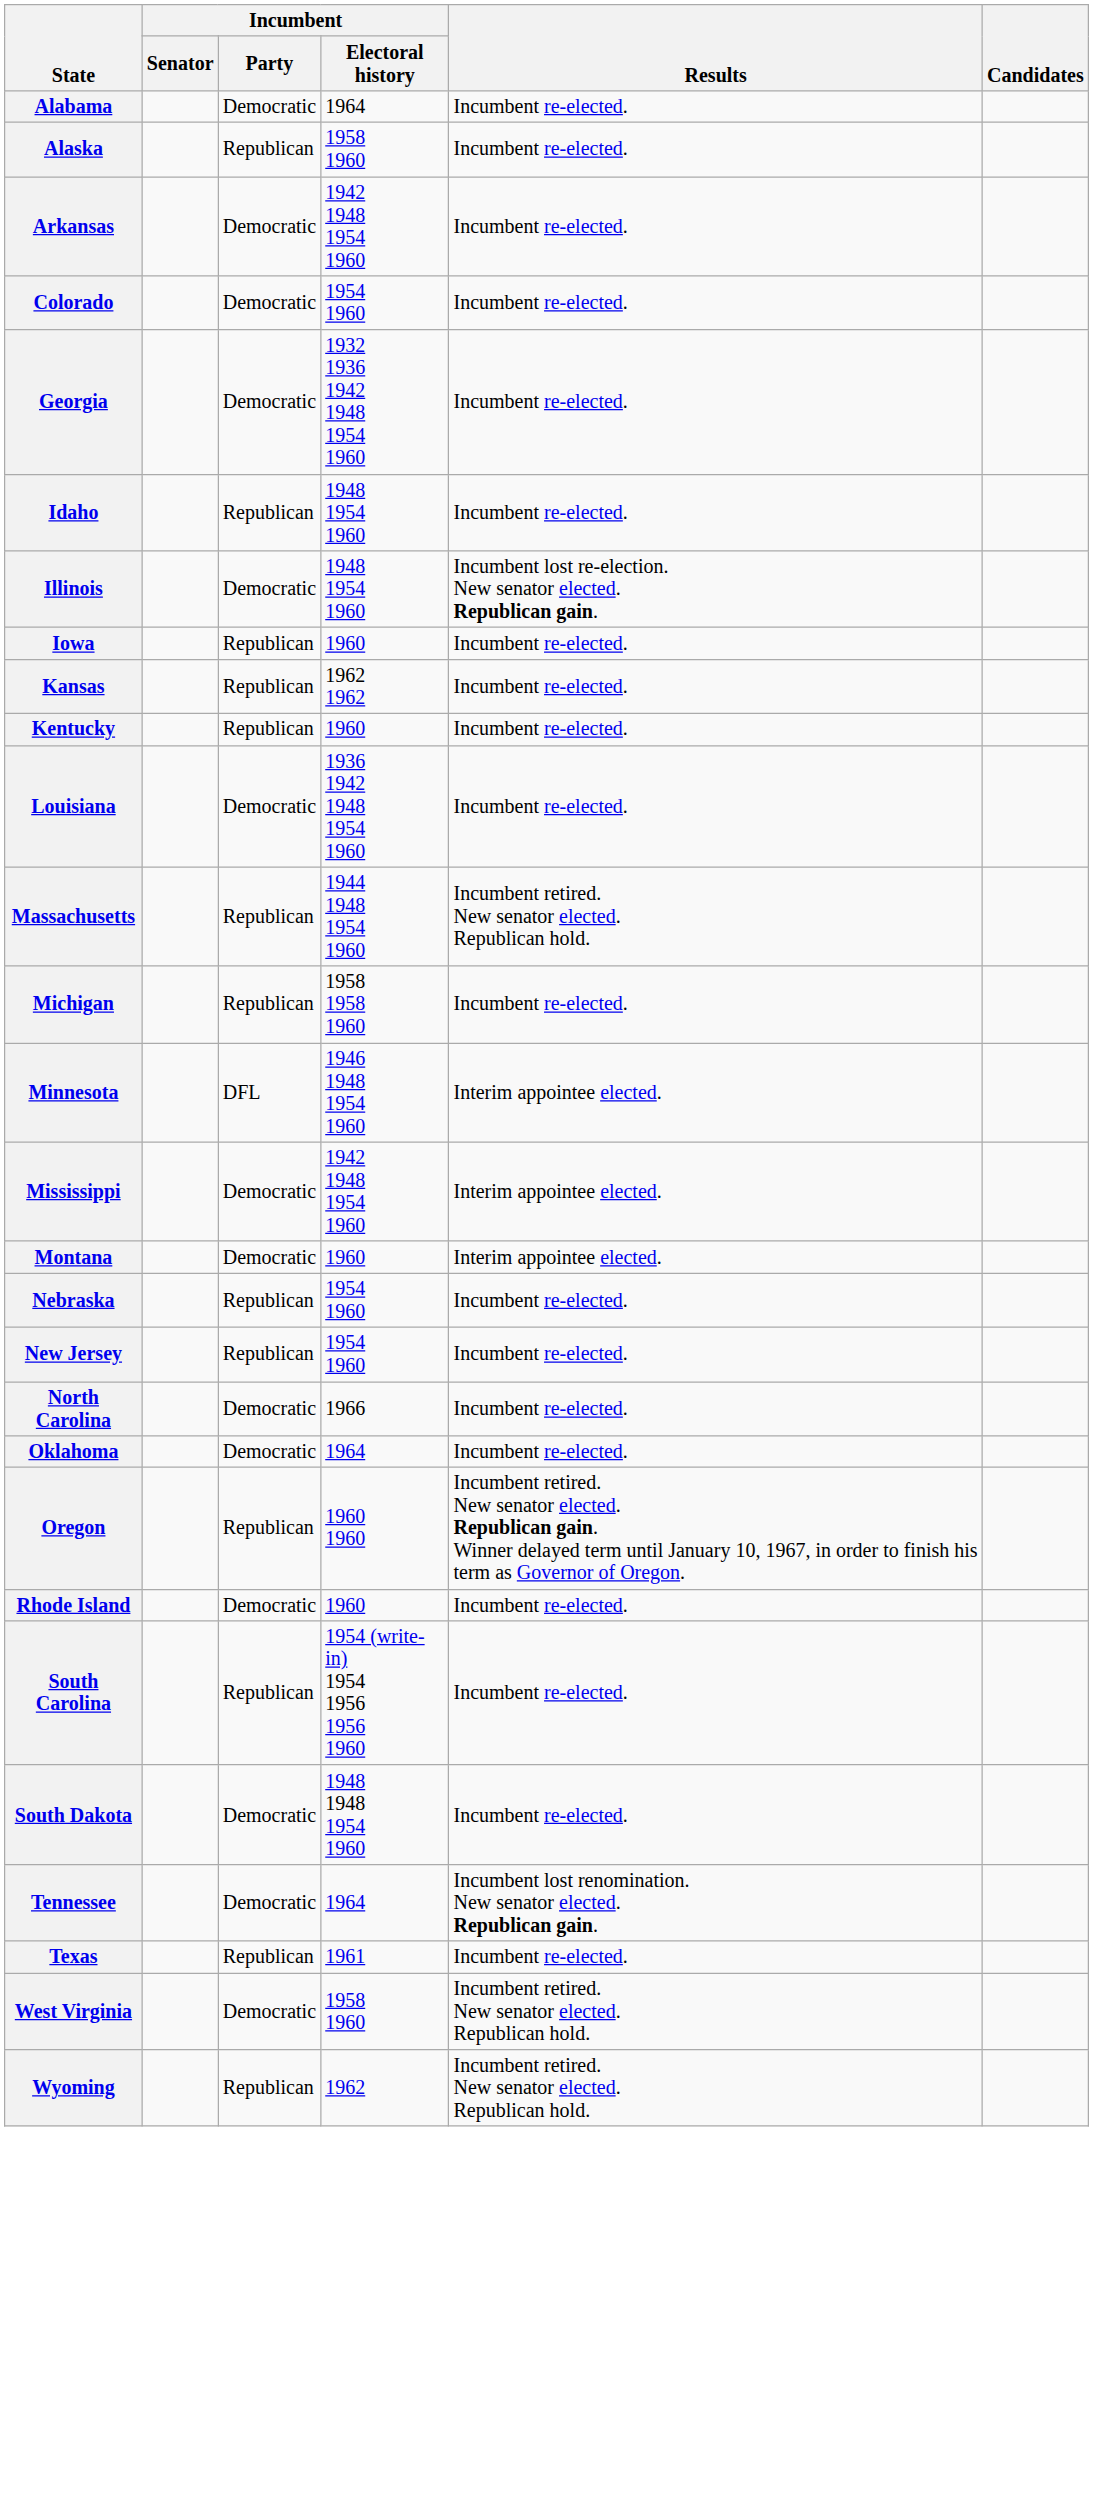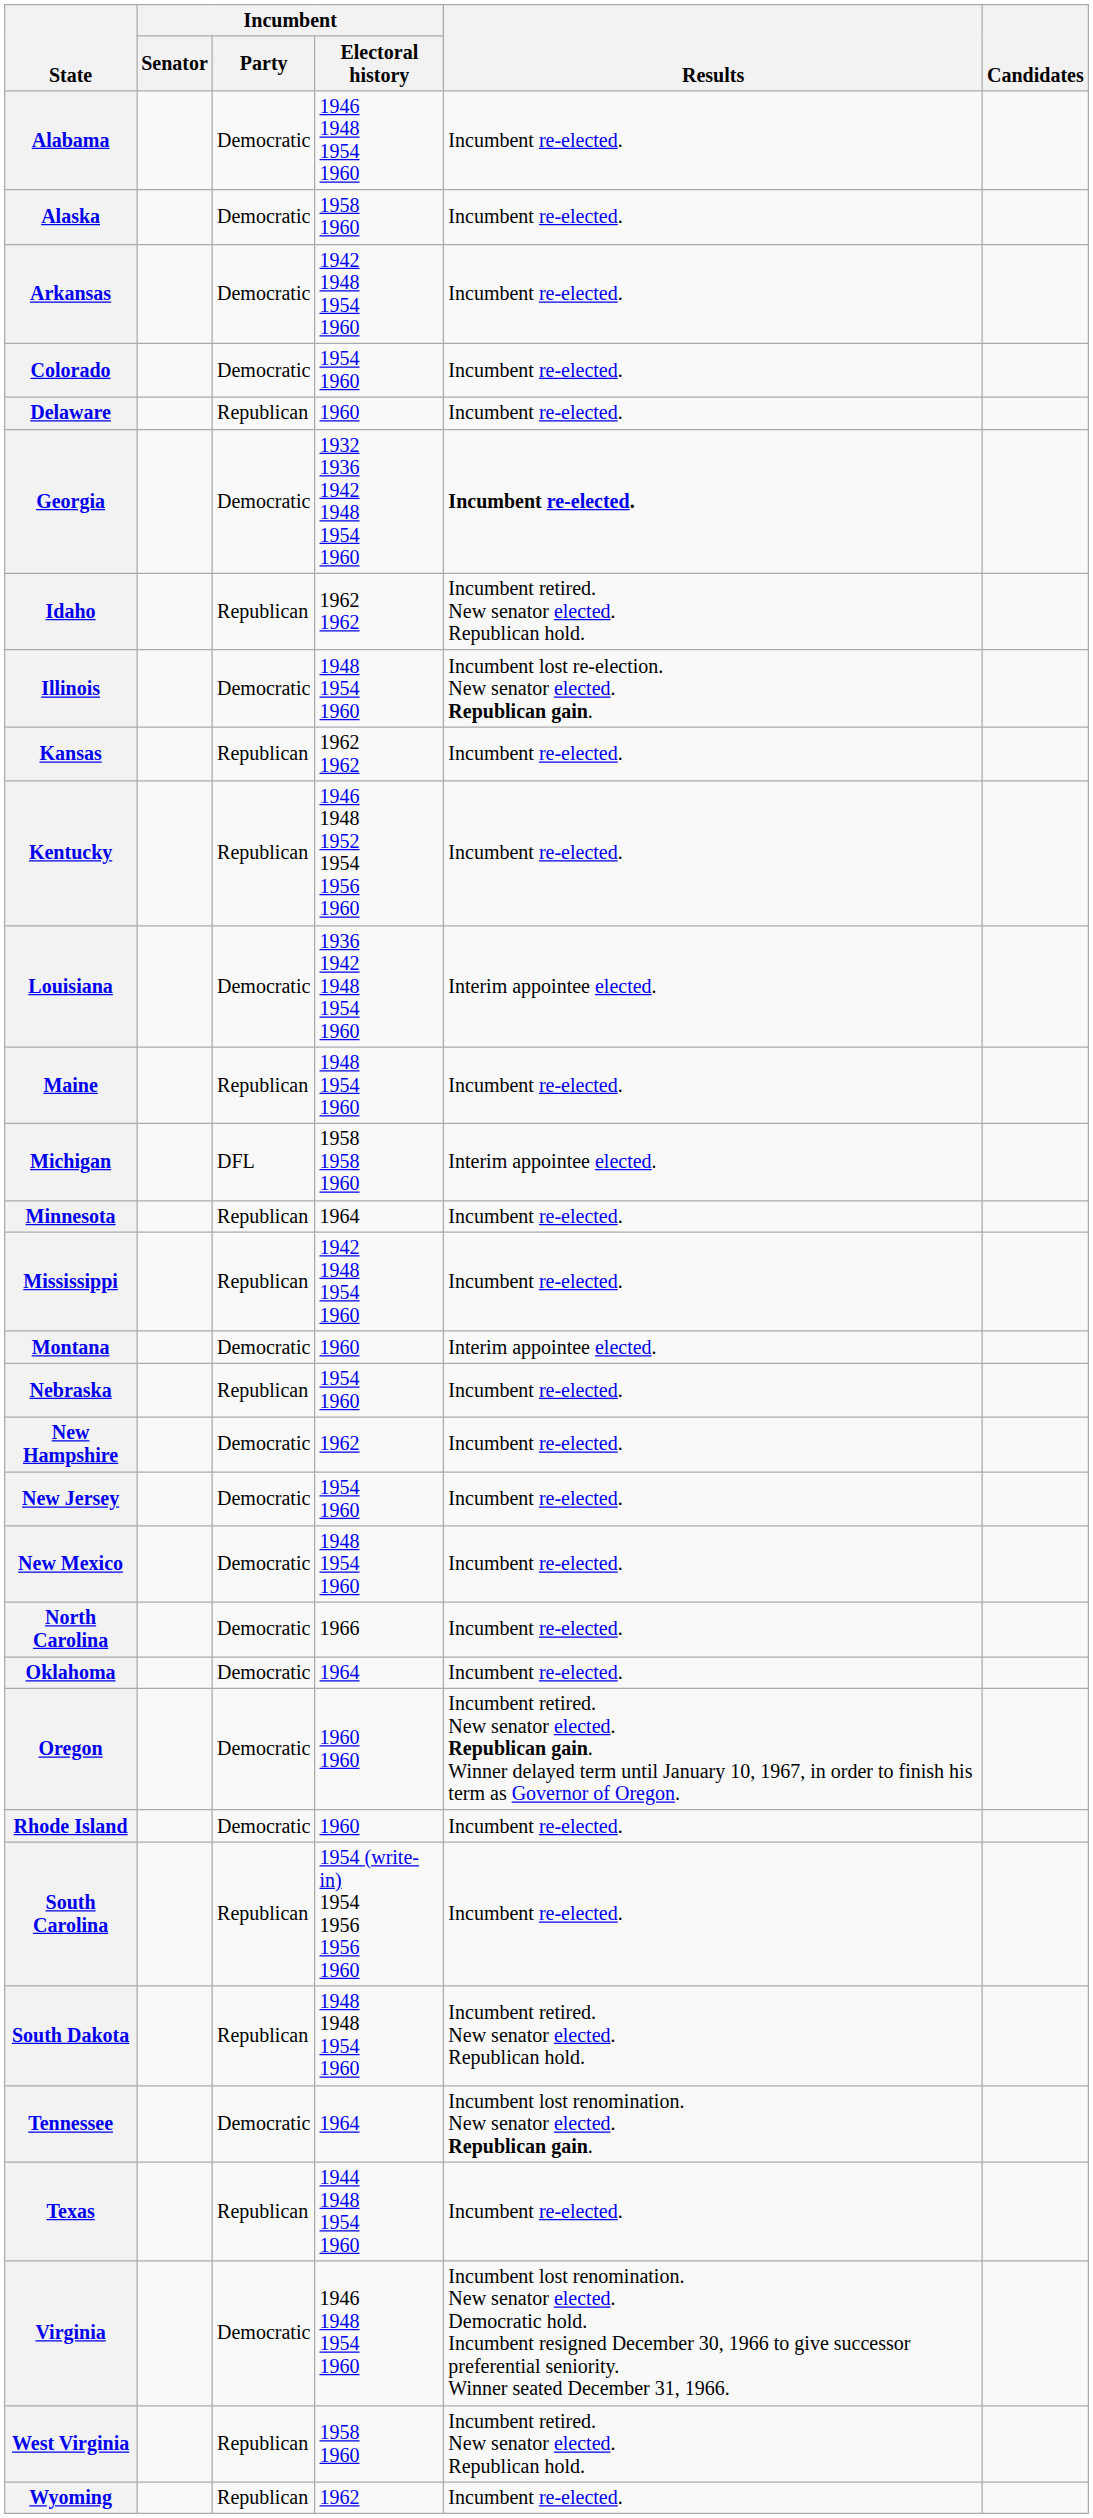(345, 106) 1964 -> (340, 140) 1946 1948 1954 1960
(268, 149) Republican -> (264, 216) Democratic
+ row: (71, 413)
(541, 401) normal -> (541, 501) bold
(345, 512) 1948 1954 1960 -> (340, 611) 1962 1962
(541, 512) Incumbent re-elected. -> (532, 611) Incumbent retired. New senator elected. Republican hold.
- row: (73, 643)
(345, 729) 1960 -> (340, 853) 1946 1948 1952 1954 1956 1960
(541, 805) Incumbent re-elected. -> (552, 985) Interim appointee elected.
+ row: (71, 1085)
- row: (73, 916)
(268, 1004) Republican -> (236, 1161) DFL
(541, 1004) Incumbent re-elected. -> (552, 1161) Interim appointee elected.
(242, 1092) DFL -> (263, 1216) Republican
(345, 1092) 1946 1948 1954 1960 -> (340, 1216) 1964
(558, 1092) Interim appointee elected. -> (536, 1216) Incumbent re-elected.
(269, 1191) Democratic -> (263, 1281) Republican
(558, 1191) Interim appointee elected. -> (536, 1281) Incumbent re-elected.
+ row: (71, 1444)
(268, 1354) Republican -> (264, 1498) Democratic
+ row: (71, 1563)
(268, 1528) Republican -> (264, 1749) Democratic
(269, 1814) Democratic -> (263, 2035) Republican
(541, 1814) Incumbent re-elected. -> (532, 2035) Incumbent retired. New senator elected. Republican hold.
(345, 1956) 1961 -> (340, 2211) 1944 1948 1954 1960
+ row: (71, 2333)
(269, 2010) Democratic -> (263, 2443) Republican
(537, 2087) Incumbent retired. New senator elected. Republican hold. -> (536, 2497) Incumbent re-elected.
